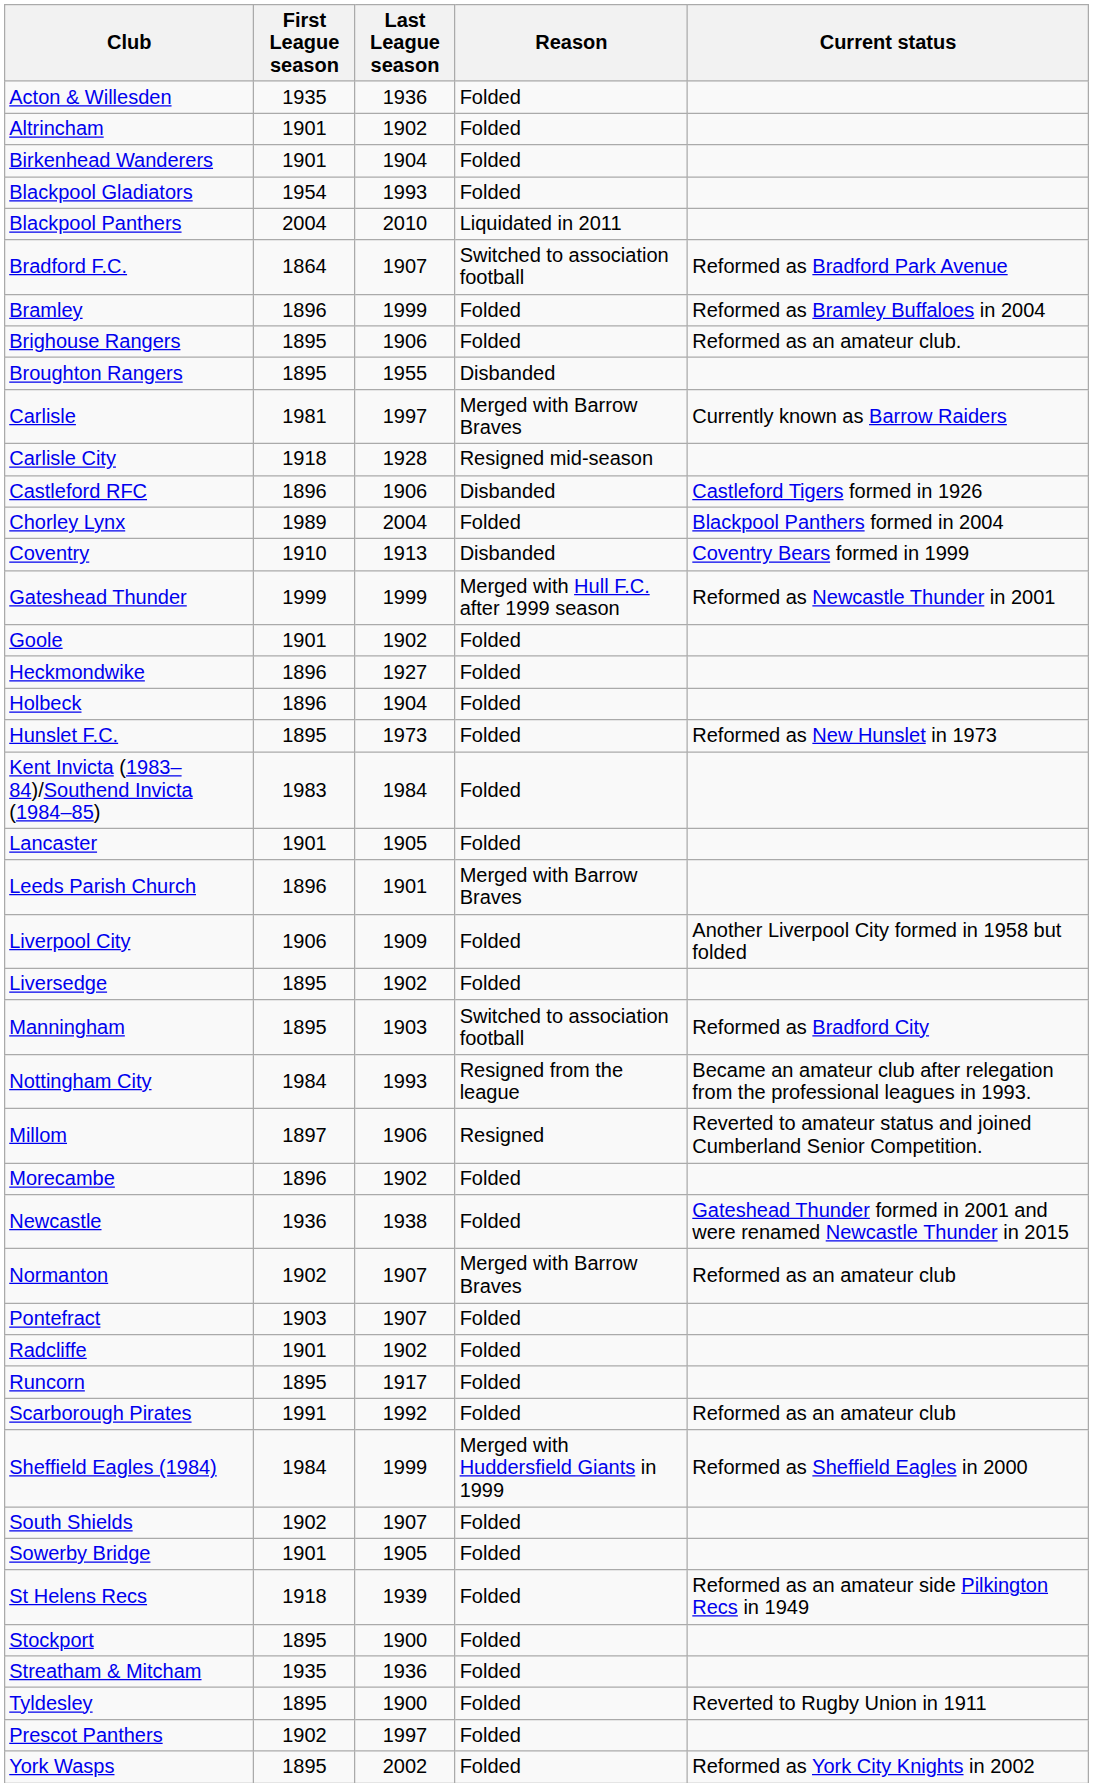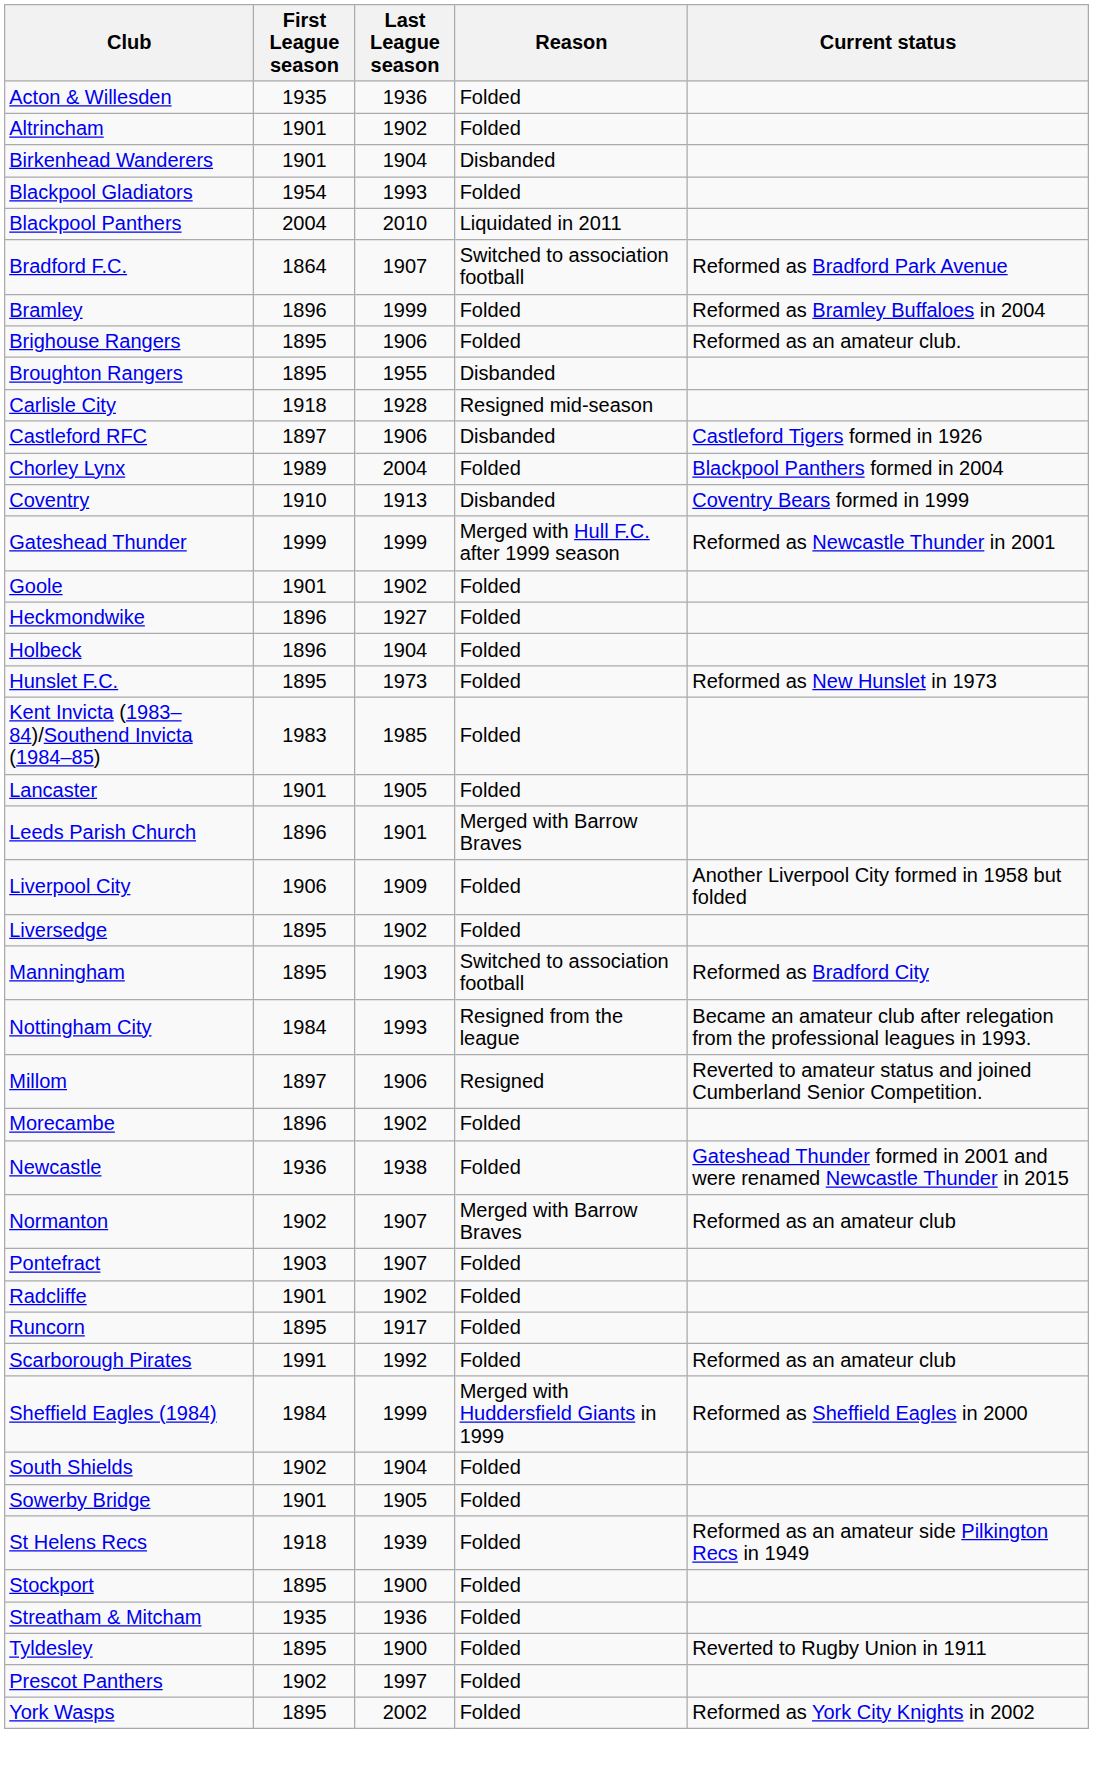(490, 160) Folded -> (507, 160) Disbanded
- row: (43, 416)
(304, 490) 1896 -> (304, 436) 1897
(405, 789) 1984 -> (405, 735) 1985
(405, 1522) 1907 -> (405, 1468) 1904
